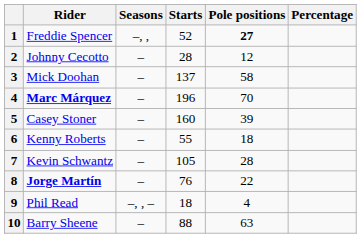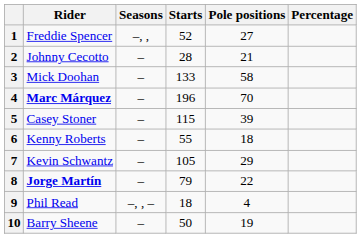(247, 35) bold -> (247, 35) normal
(247, 56) 12 -> (247, 56) 21
(186, 77) 137 -> (186, 77) 133
(186, 118) 160 -> (186, 118) 115
(247, 160) 28 -> (247, 160) 29
(186, 181) 76 -> (186, 181) 79
(186, 222) 88 -> (186, 222) 50
(247, 222) 63 -> (247, 222) 19
